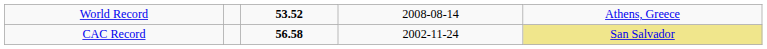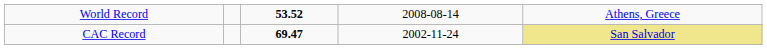(289, 34) 56.58 -> (289, 34) 69.47
